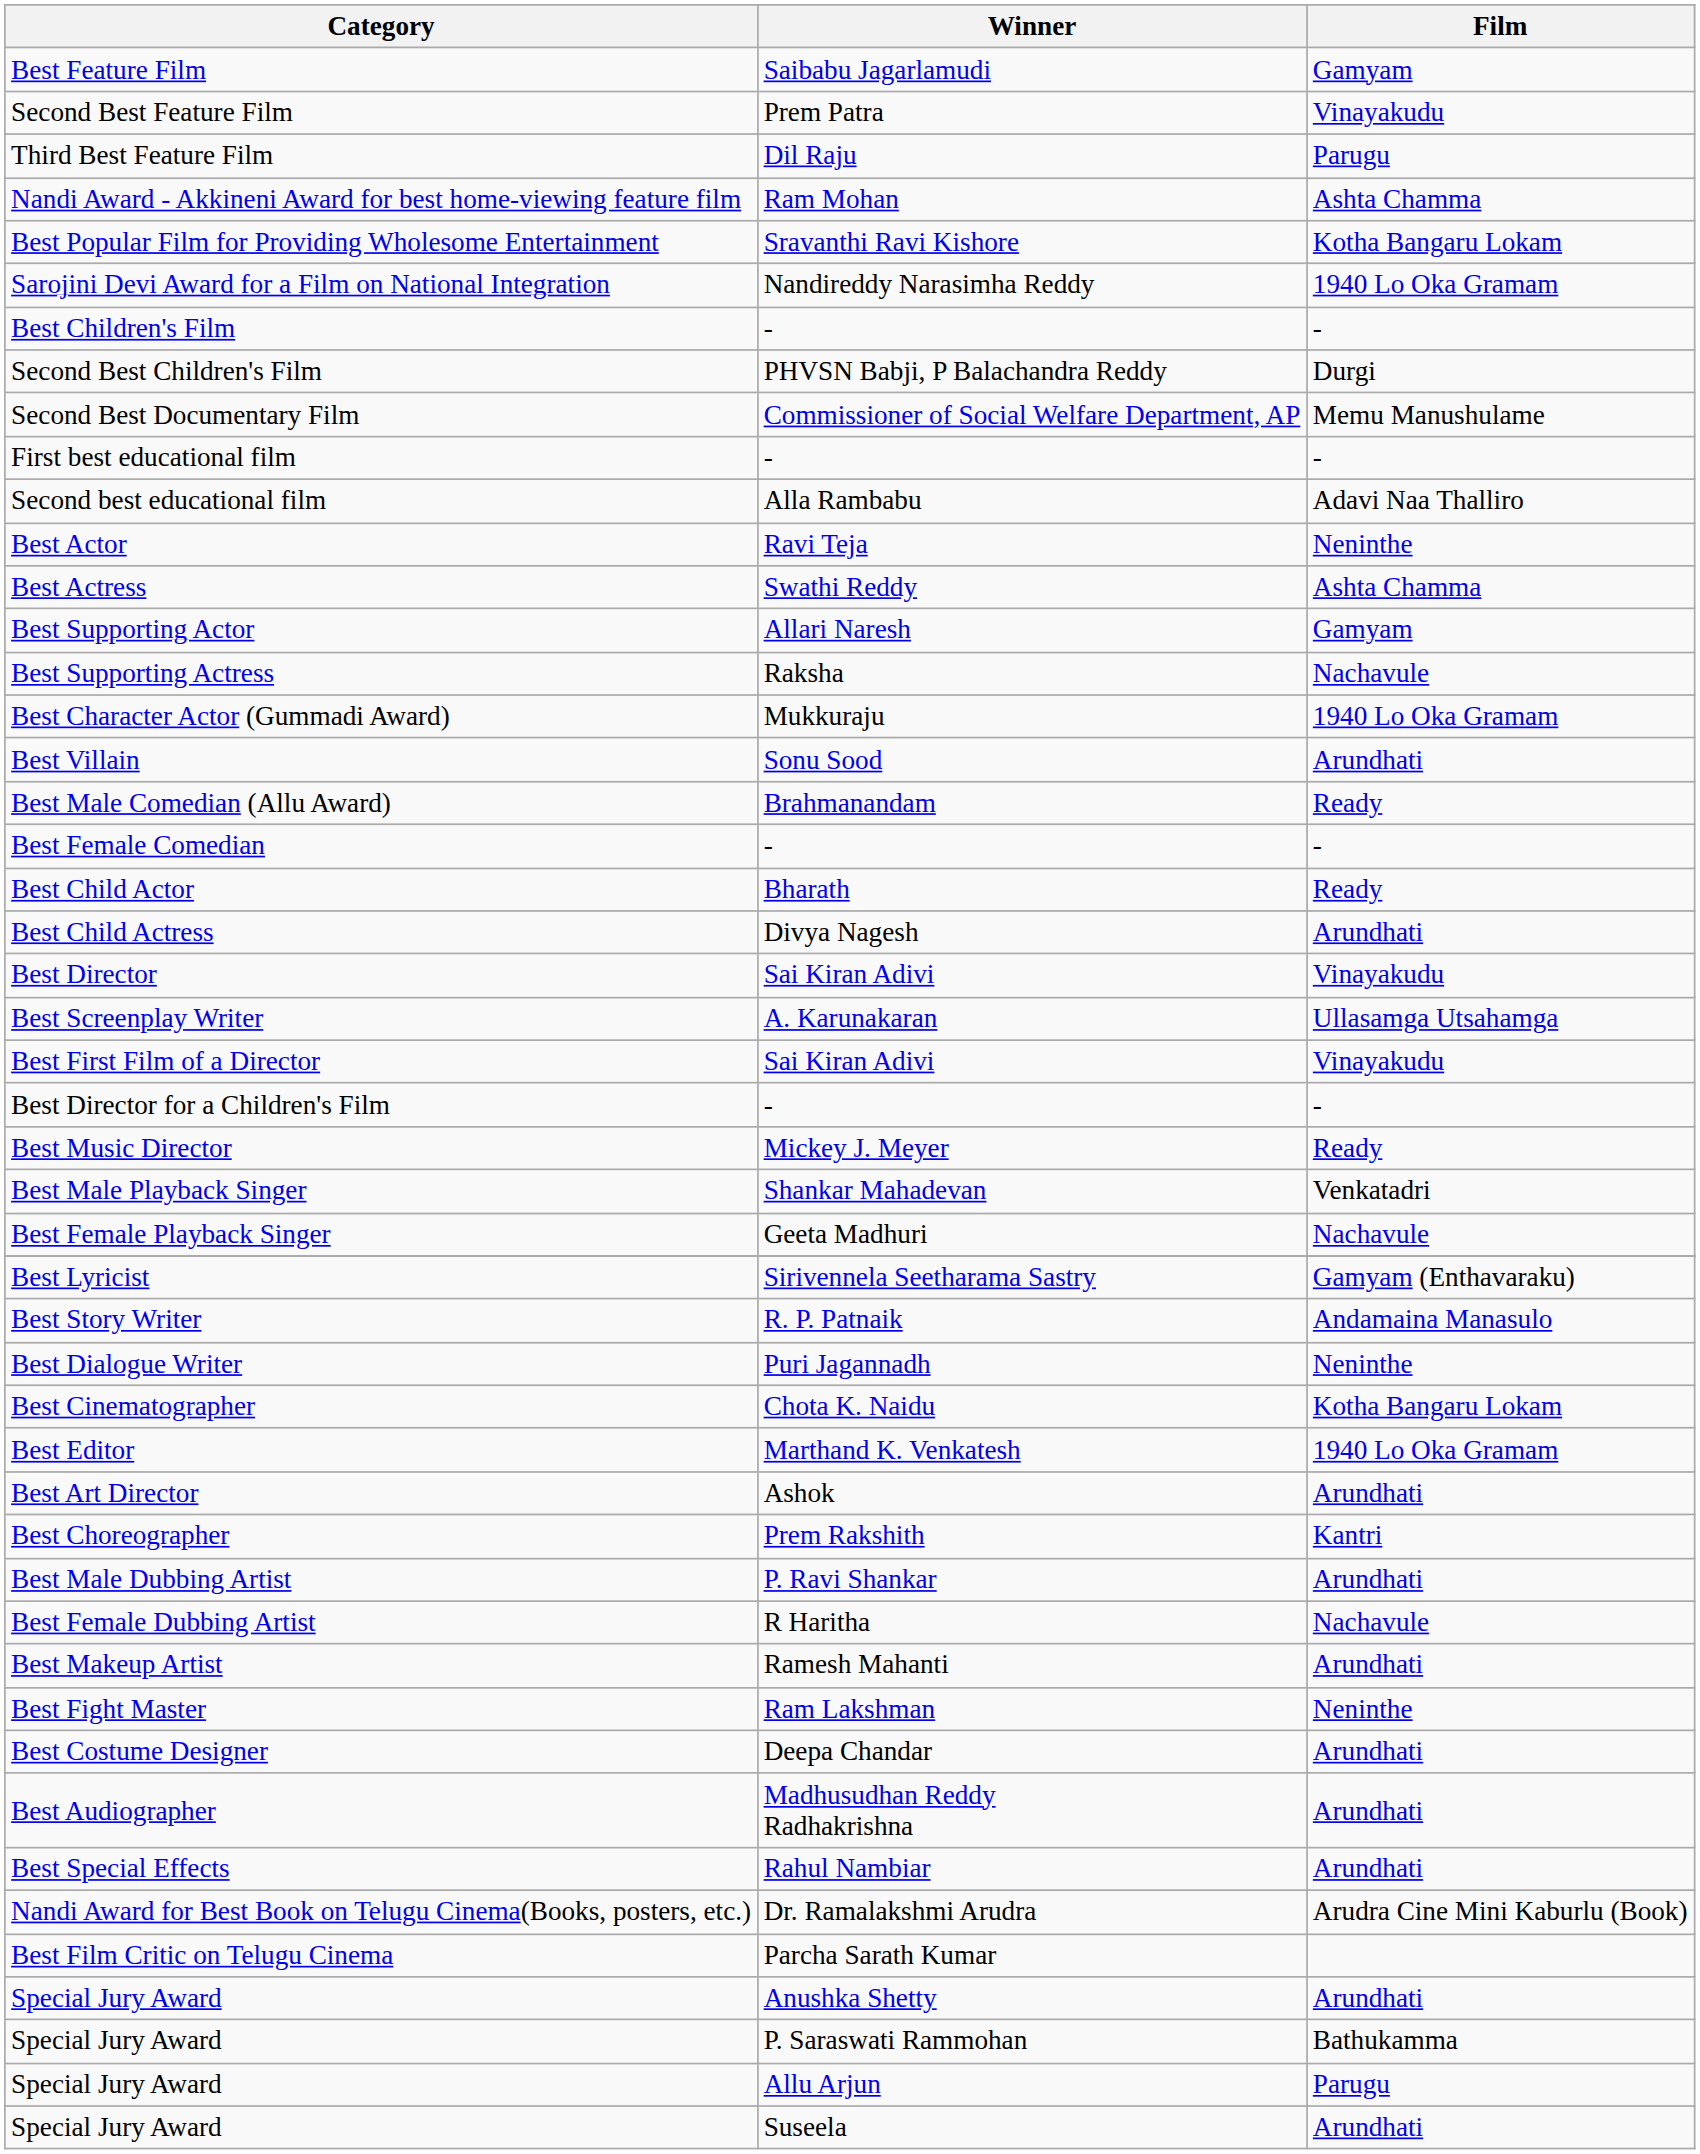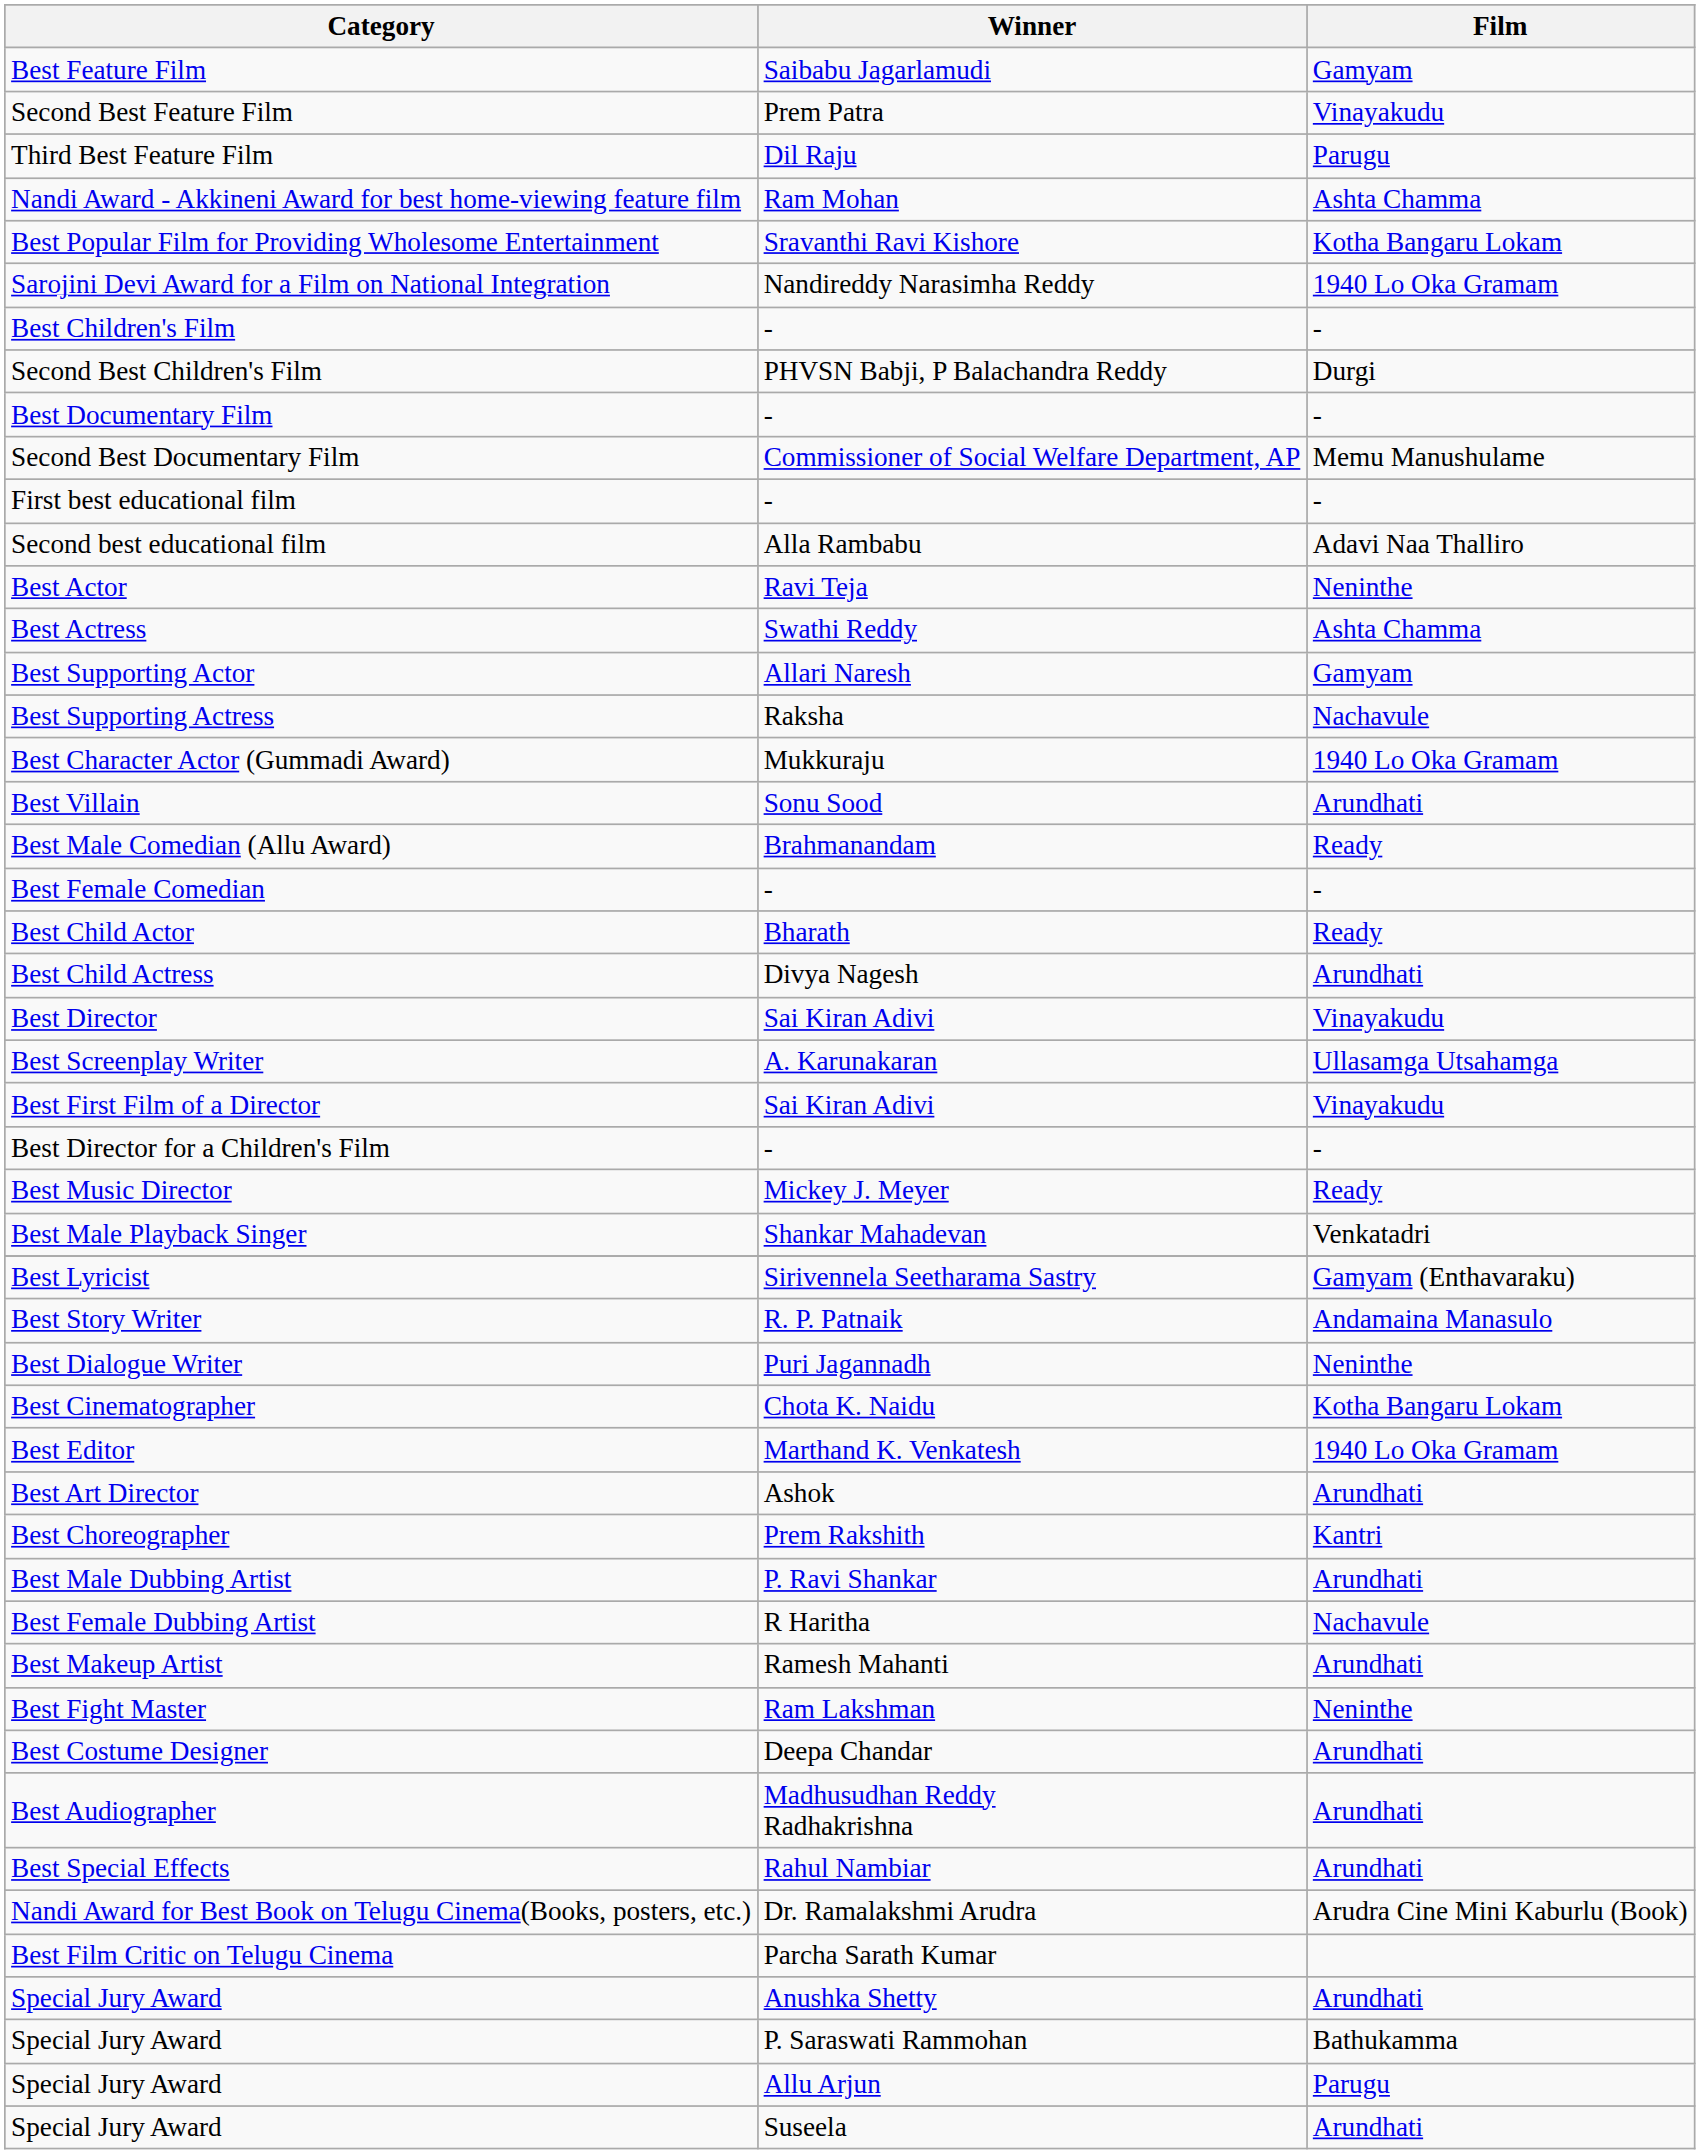+ row: (142, 414)
- row: (171, 1233)
